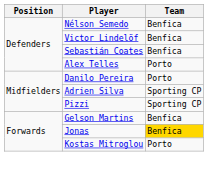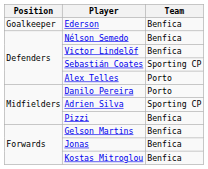+ row: (82, 24)
(164, 51) Benfica -> (174, 64) Sporting CP
(174, 104) Sporting CP -> (164, 118) Benfica
(164, 131) gold background -> (164, 144) no background
(160, 144) Porto -> (164, 158) Benfica
